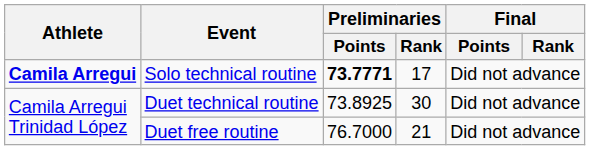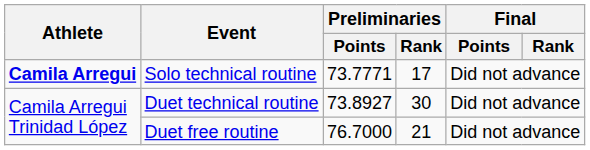(360, 75) bold -> (360, 75) normal
(360, 103) 73.8925 -> (360, 103) 73.8927
